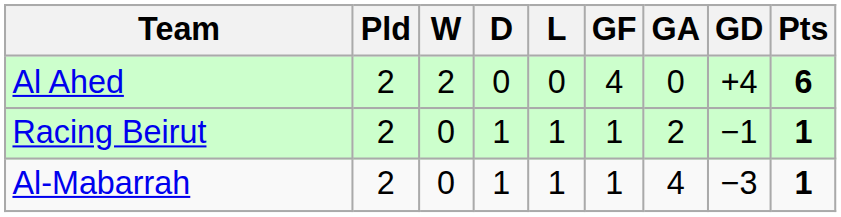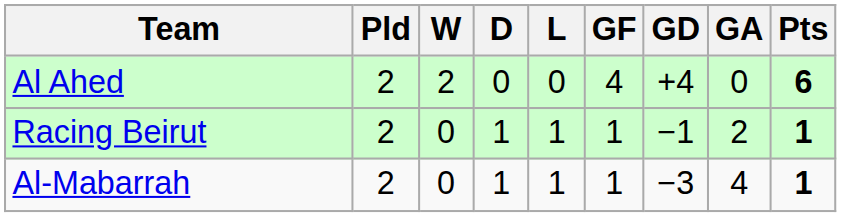columns swapped: (676, 30) <-> (739, 30)
